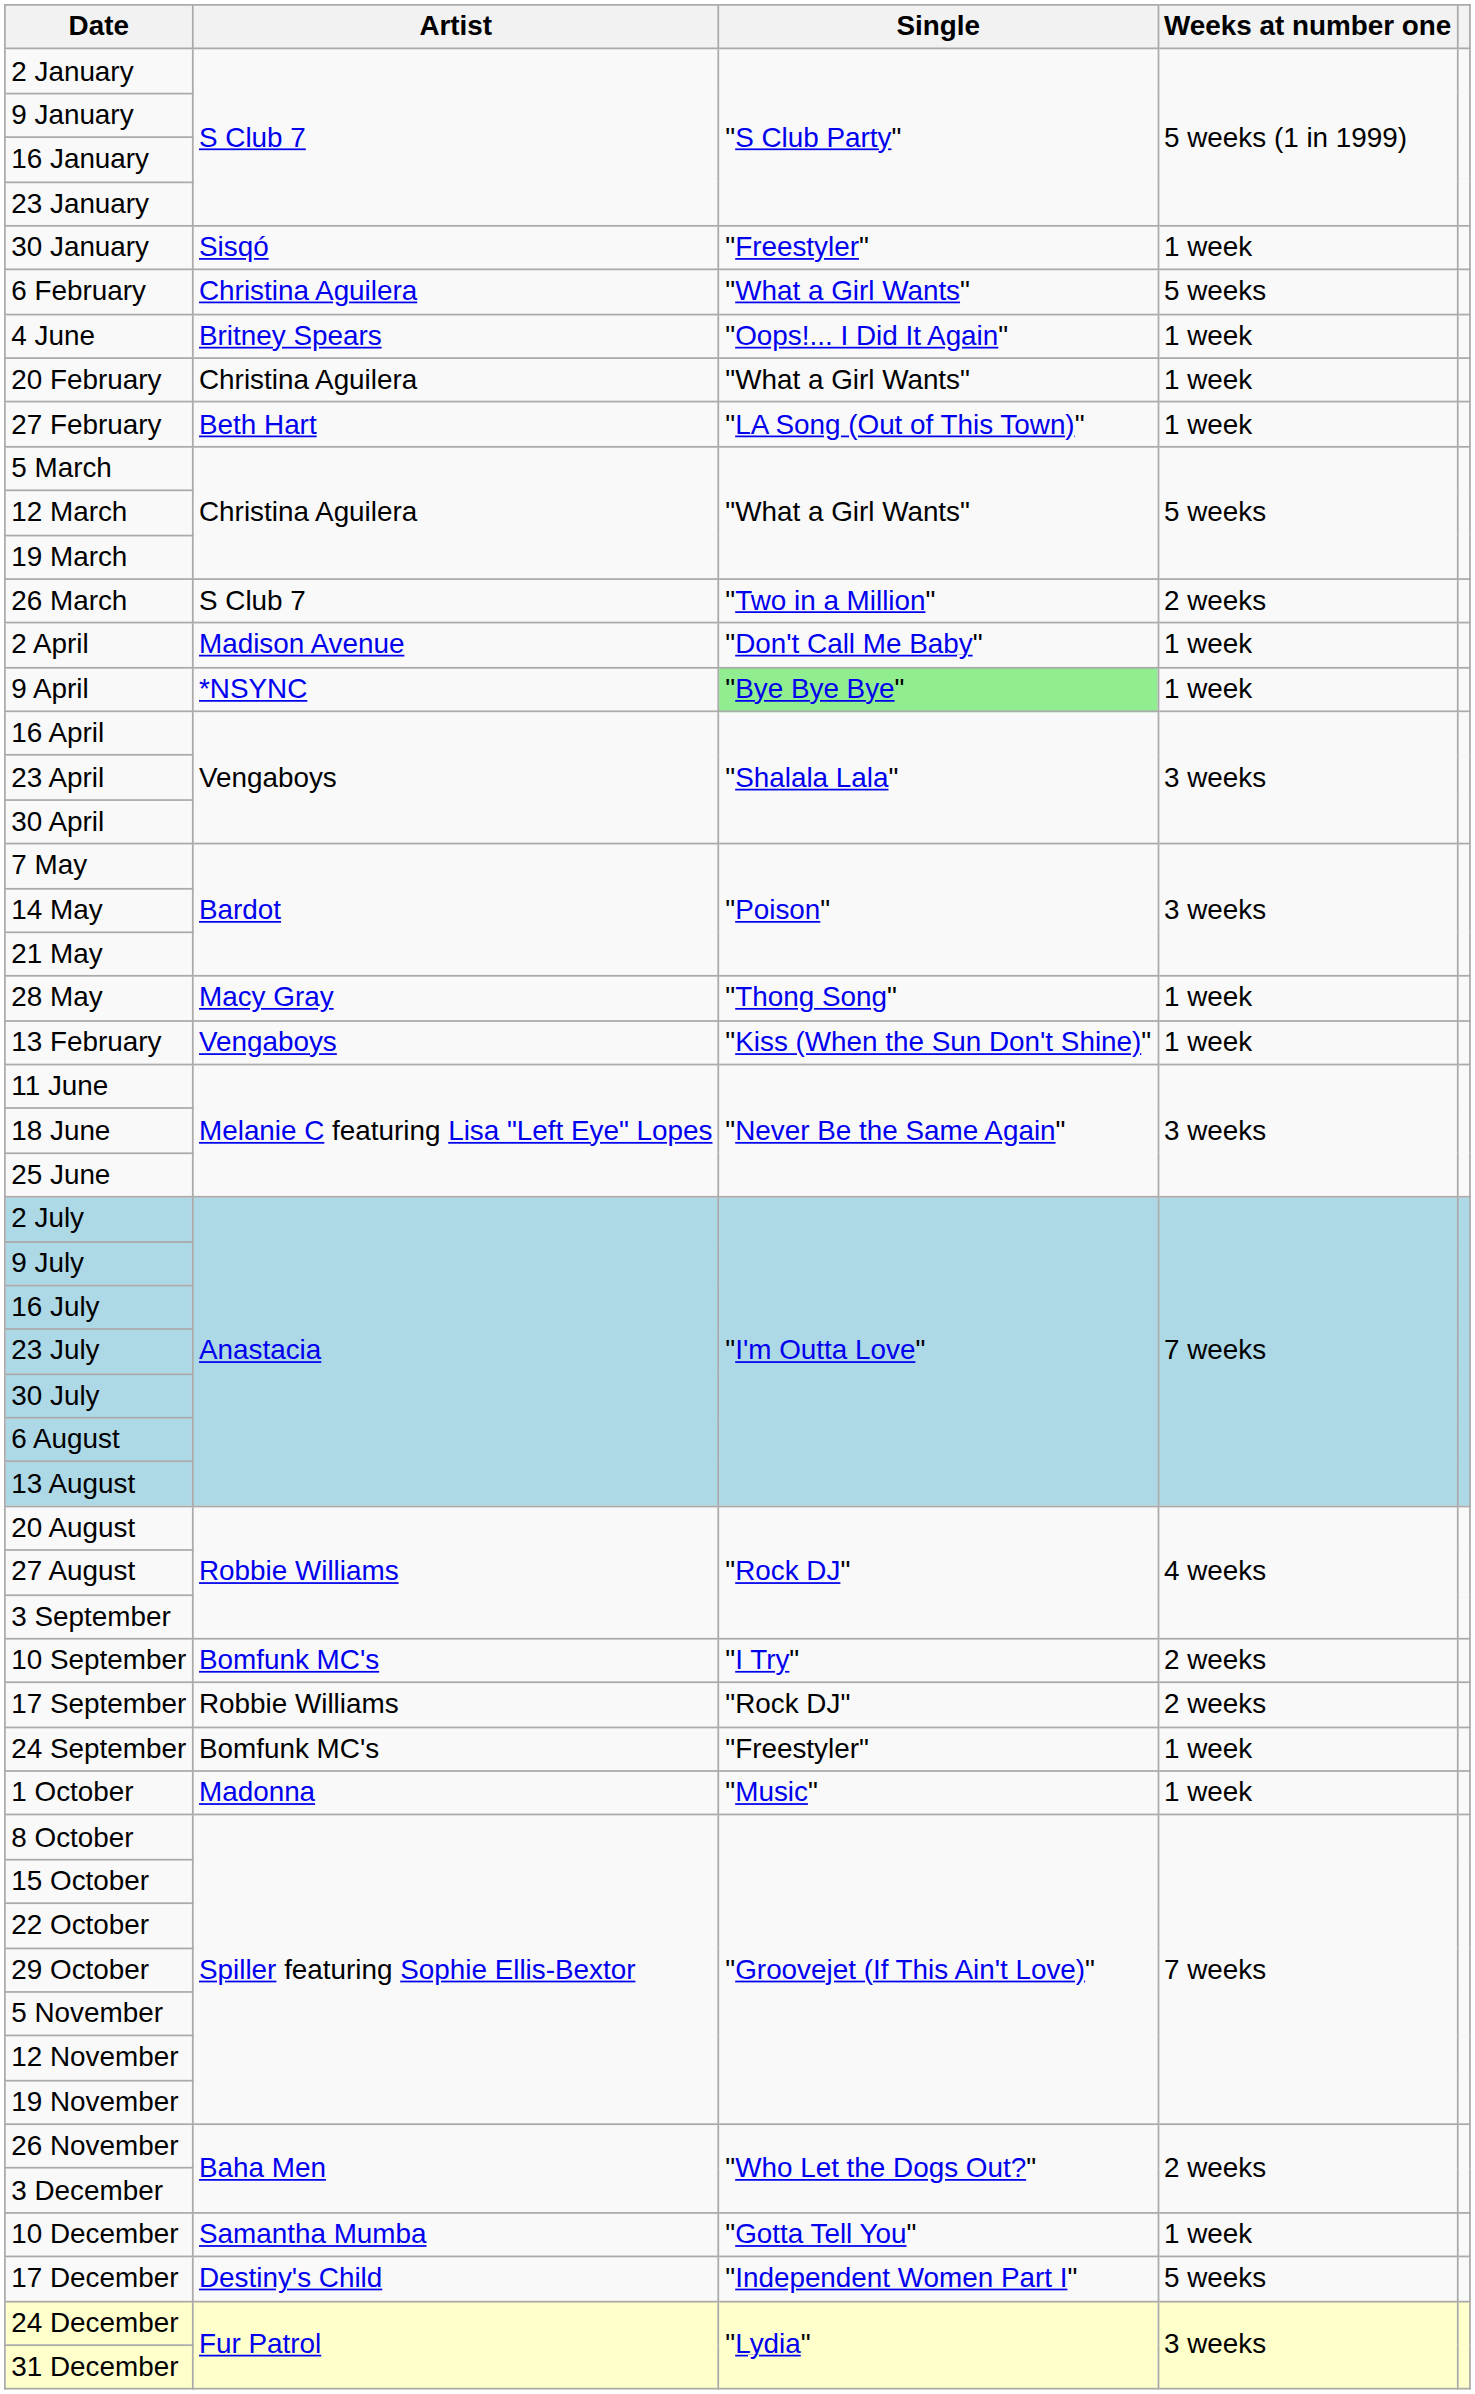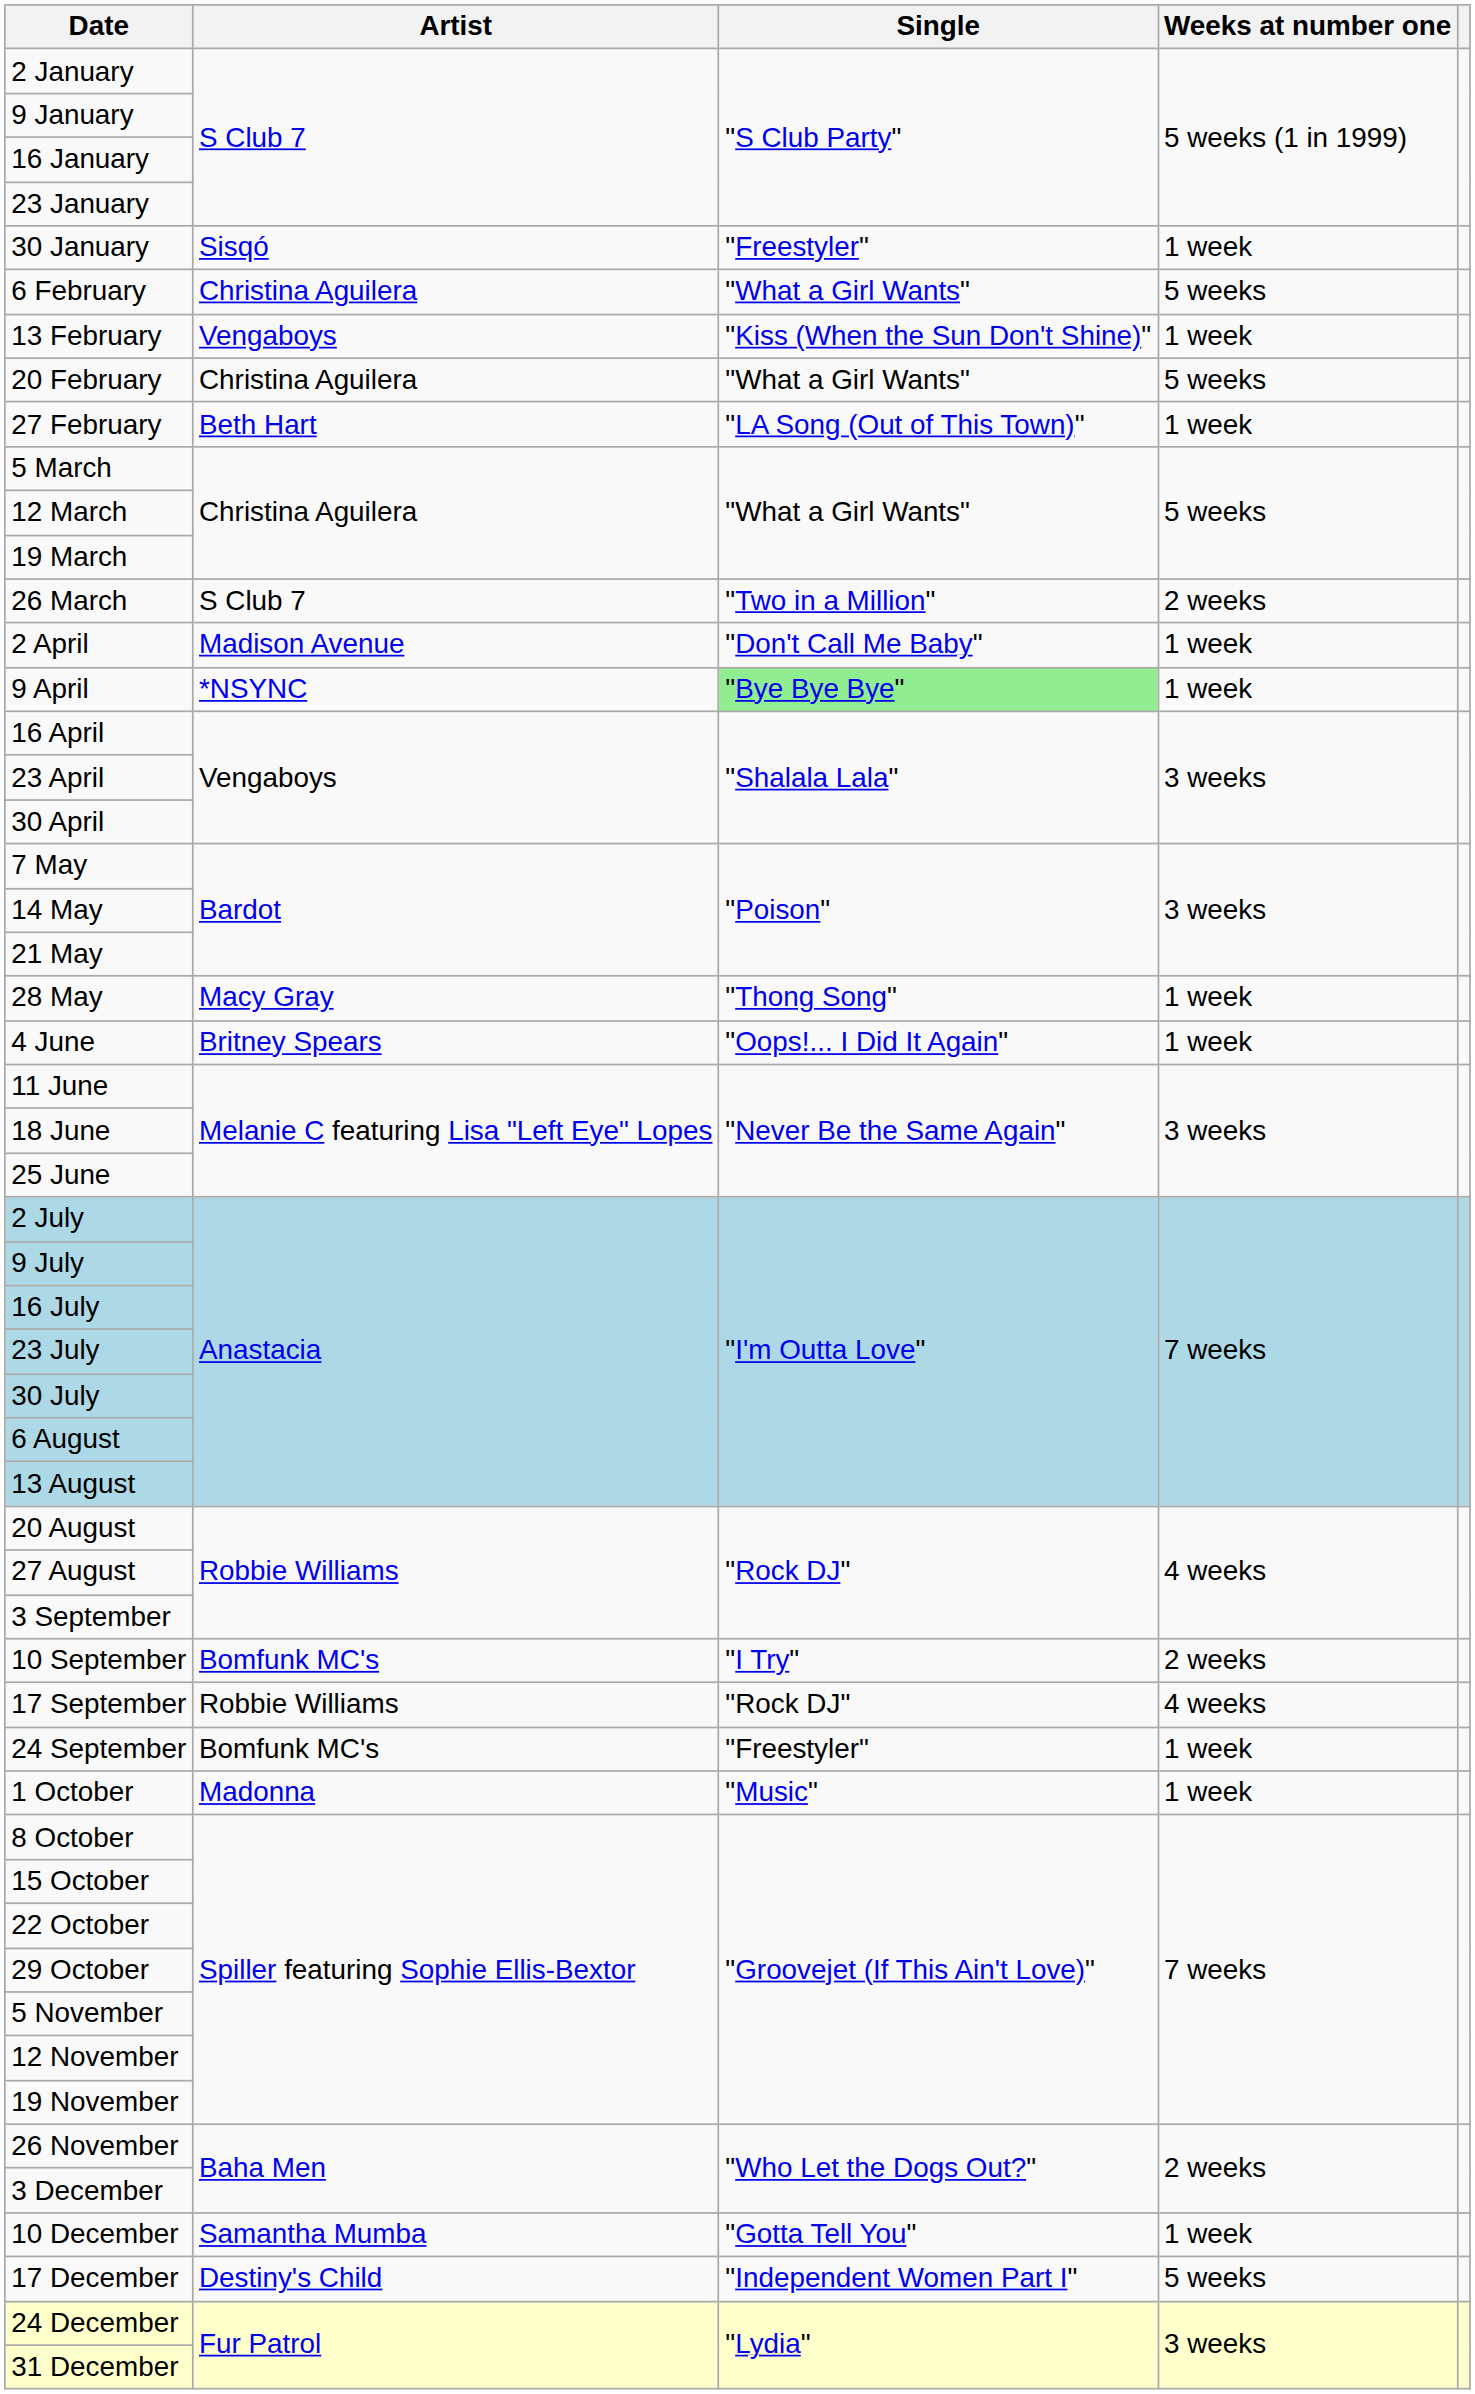rows swapped: (86, 1042) <-> (53, 335)
(1208, 379) 1 week -> (1215, 379) 5 weeks
(1215, 1704) 2 weeks -> (1215, 1704) 4 weeks
